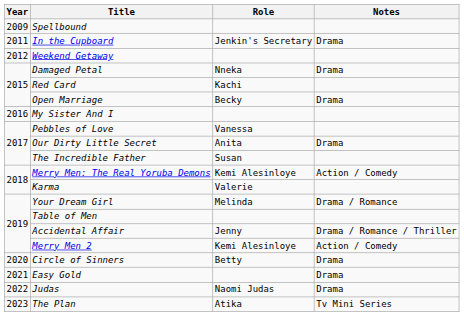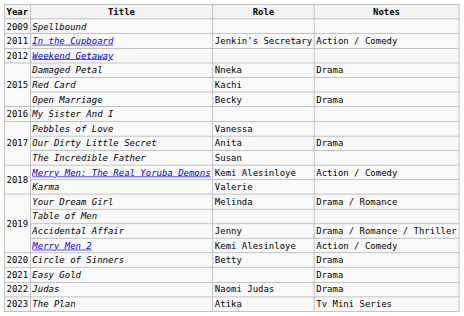(330, 41) Drama -> (357, 41) Action / Comedy
